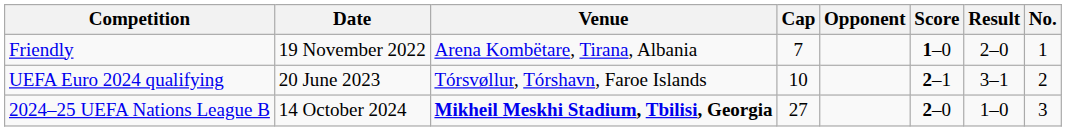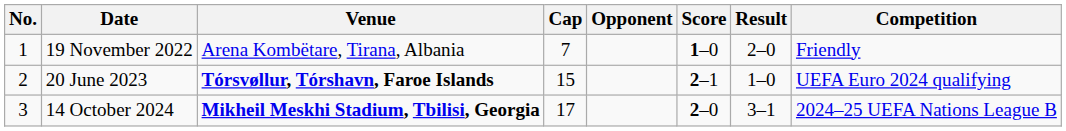columns swapped: (1043, 19) <-> (139, 19)
(571, 79) normal -> (348, 79) bold
(798, 79) 10 -> (565, 79) 15
(994, 79) 3–1 -> (761, 79) 1–0
(798, 110) 27 -> (565, 110) 17
(994, 110) 1–0 -> (761, 110) 3–1
